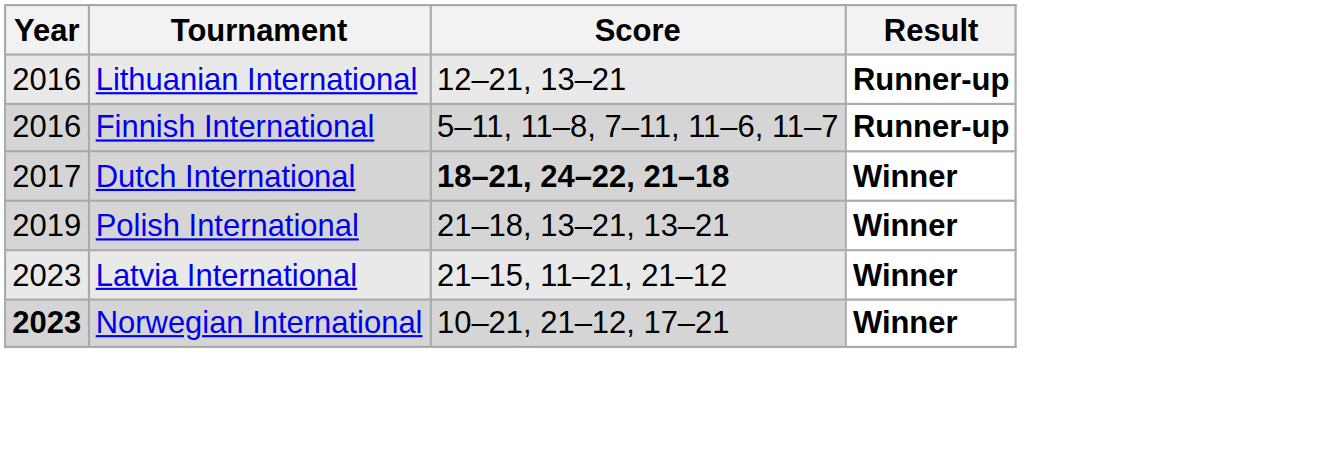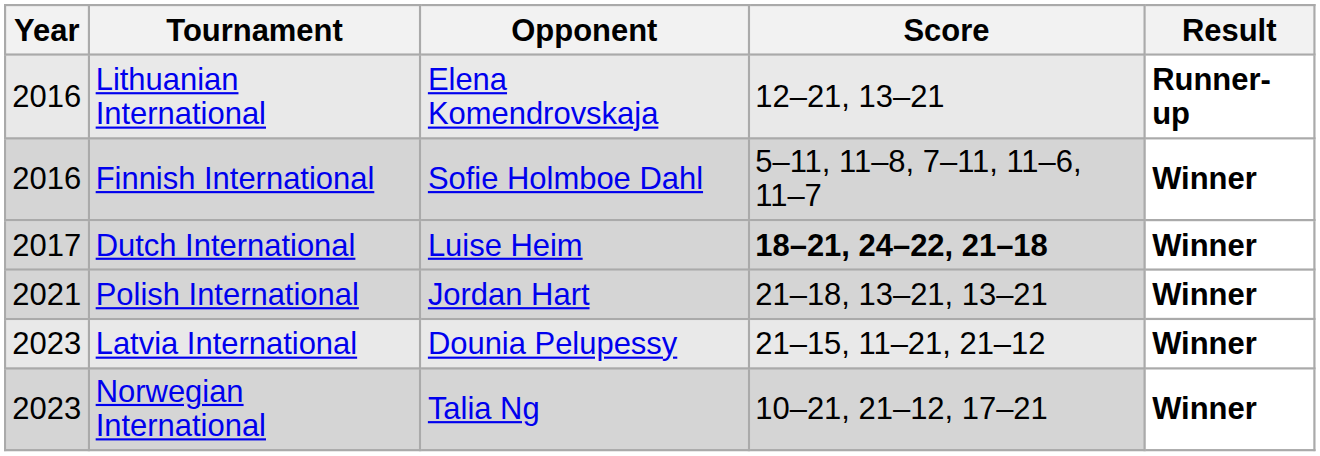+ column: (584, 30)
(931, 128) Runner-up -> (1204, 179) Winner
(47, 226) 2019 -> (47, 294) 2021
(47, 323) bold -> (47, 409) normal
